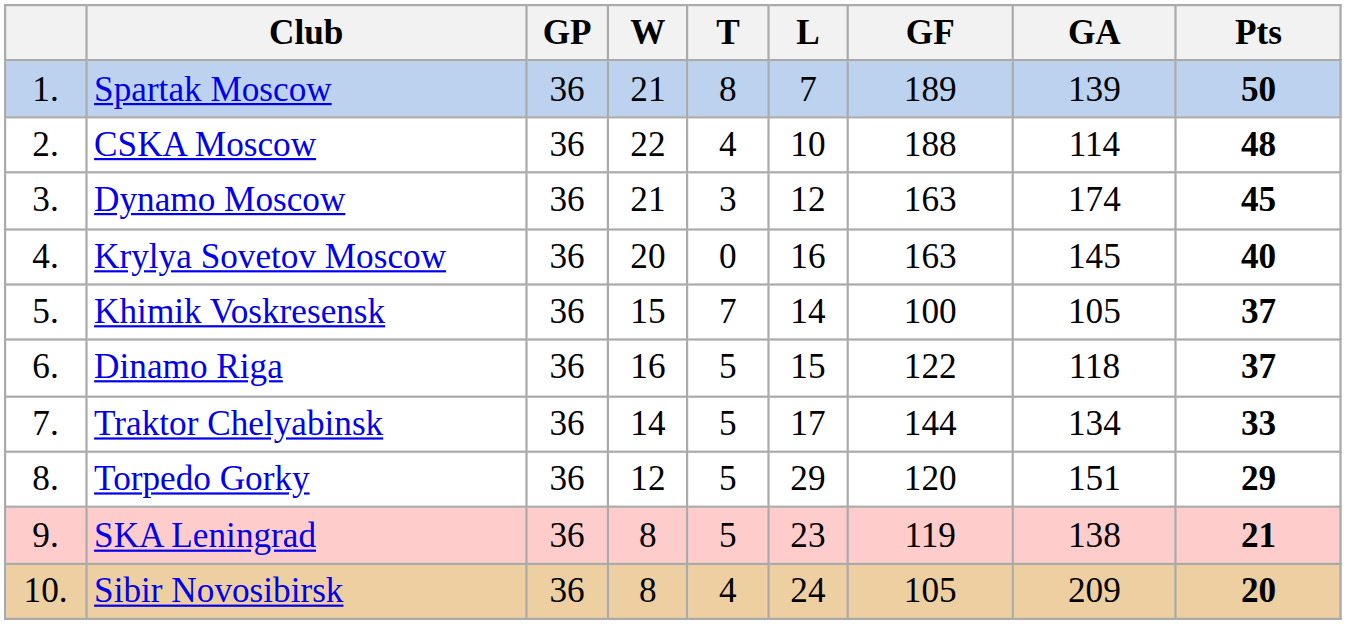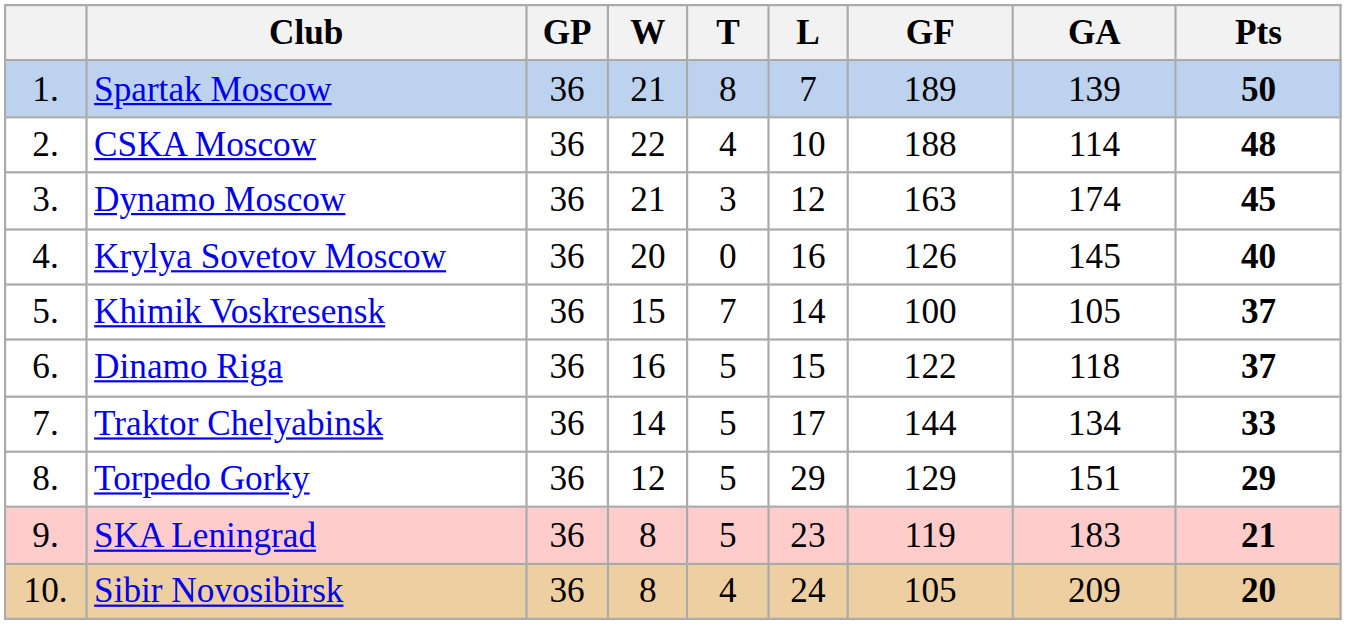(930, 255) 163 -> (930, 255) 126
(930, 479) 120 -> (930, 479) 129
(1094, 534) 138 -> (1094, 534) 183
